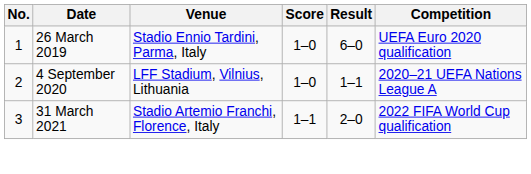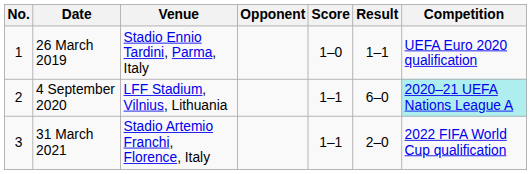+ column: (273, 15)
(351, 44) 6–0 -> (377, 52) 1–1
(305, 82) 1–0 -> (331, 97) 1–1
(351, 82) 1–1 -> (377, 97) 6–0
(450, 82) no background -> (459, 97) paleturquoise background
